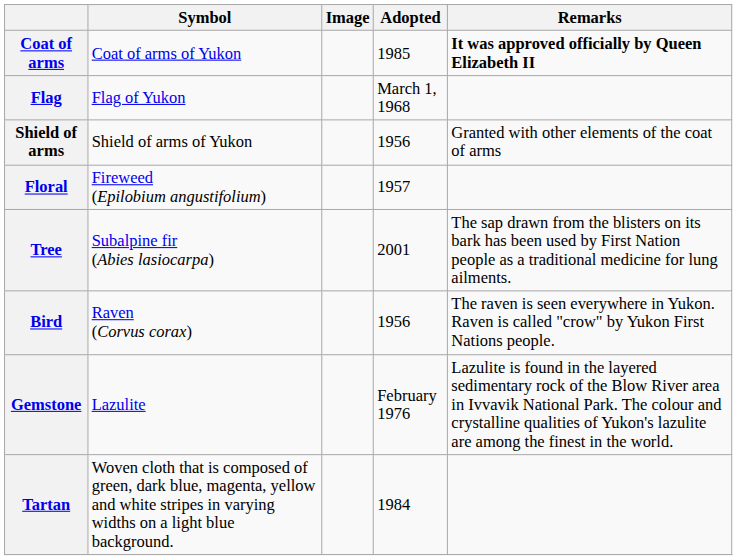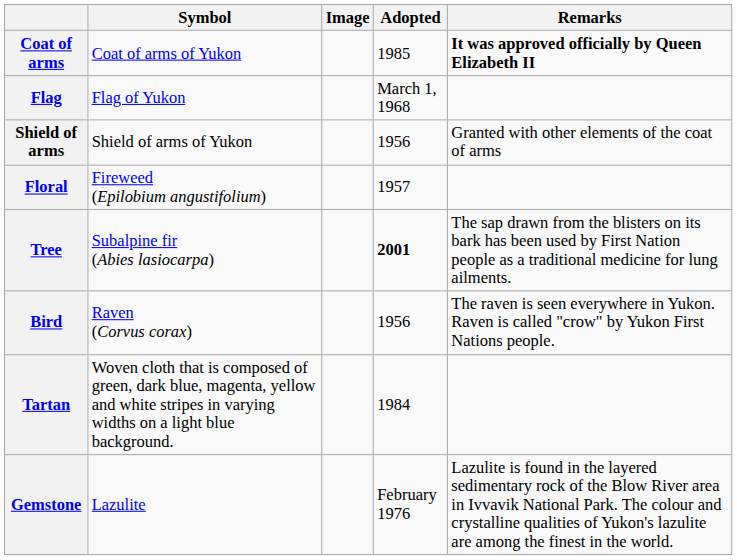(394, 250) normal -> (394, 250) bold
rows swapped: (46, 404) <-> (46, 504)
